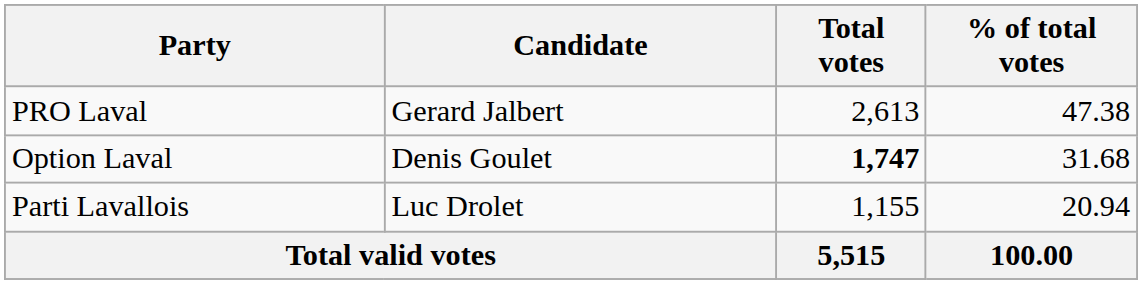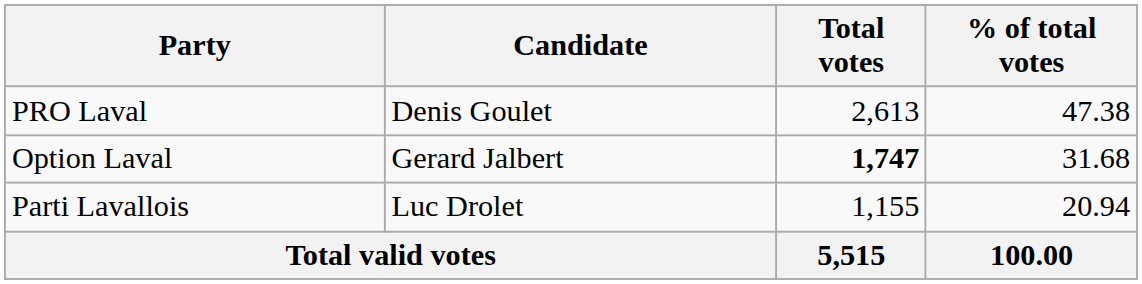(478, 110) Gerard Jalbert -> (472, 110) Denis Goulet
(472, 158) Denis Goulet -> (478, 158) Gerard Jalbert
